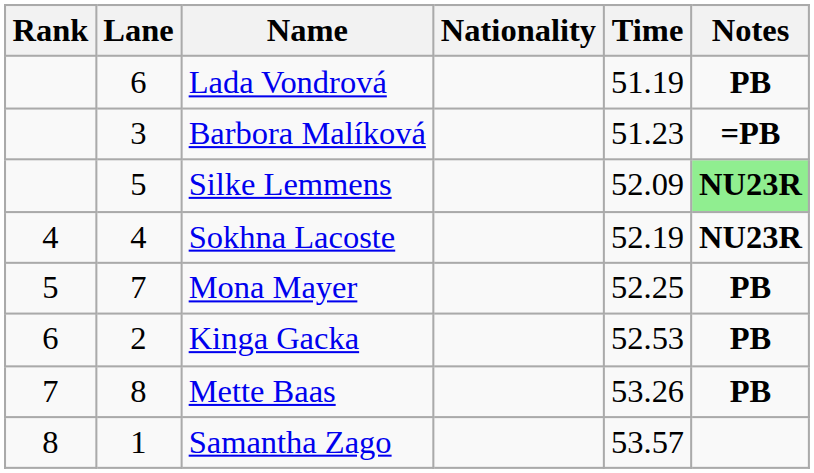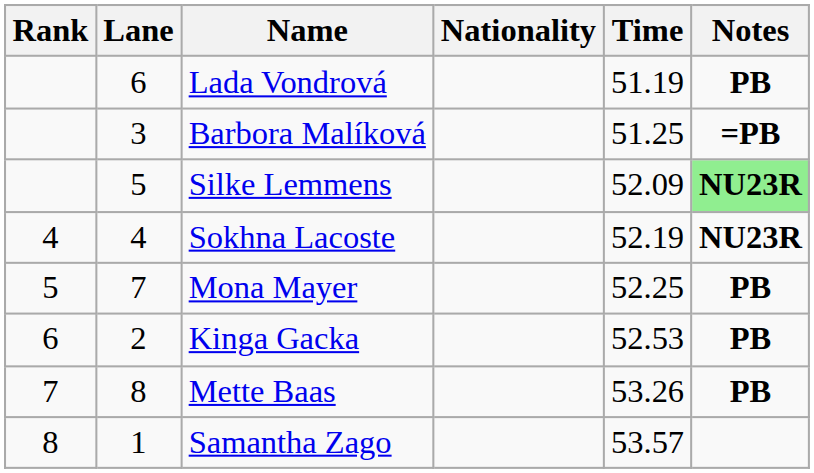(648, 133) 51.23 -> (648, 133) 51.25
